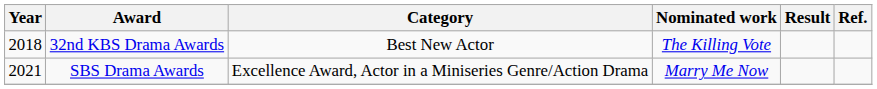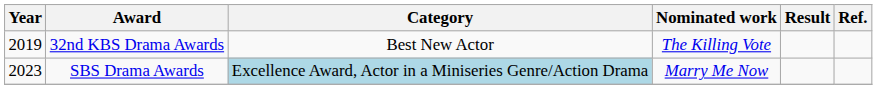(25, 44) 2018 -> (25, 44) 2019
(25, 71) 2021 -> (25, 71) 2023
(440, 71) no background -> (440, 71) lightblue background
